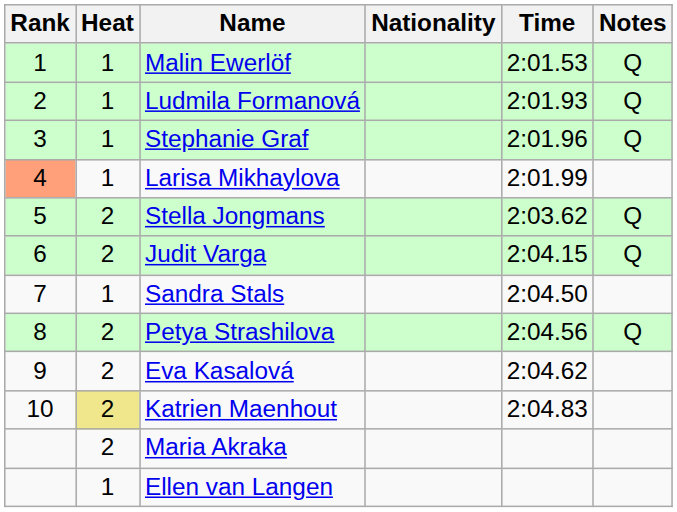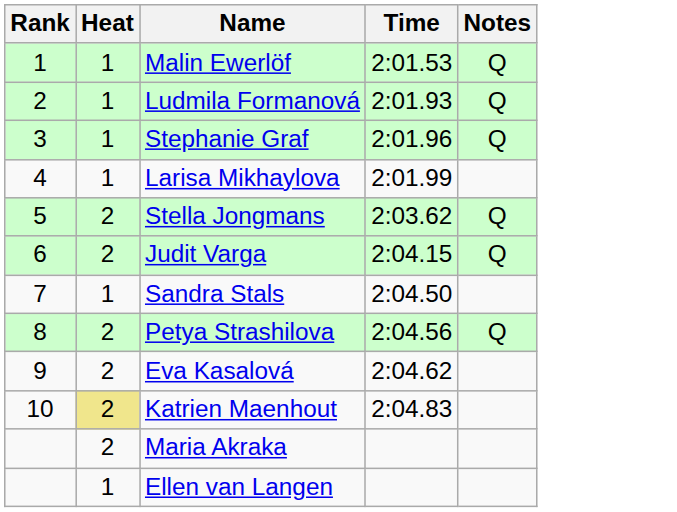- column: (433, 23)
(40, 178) lightsalmon background -> (40, 178) no background
